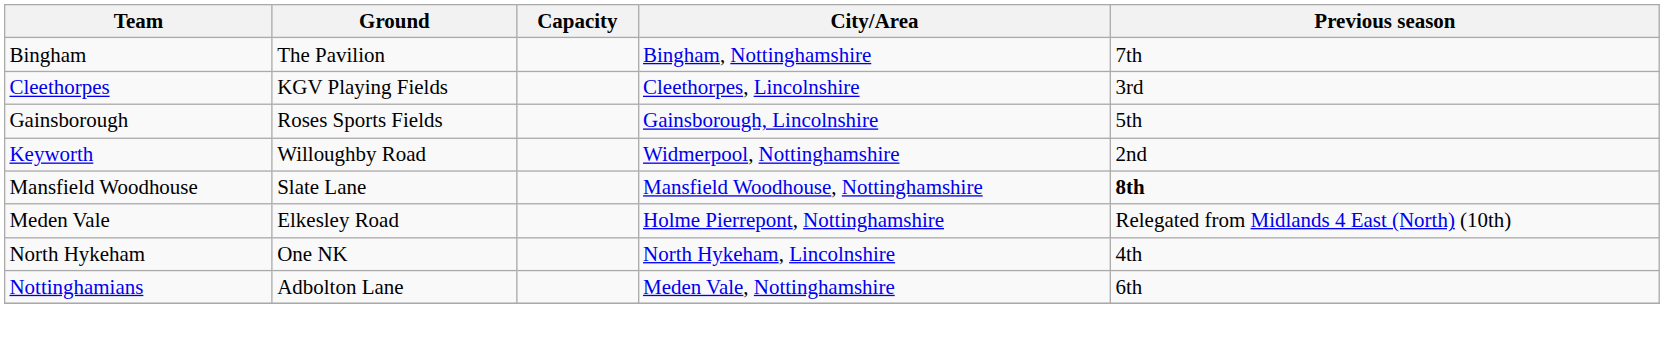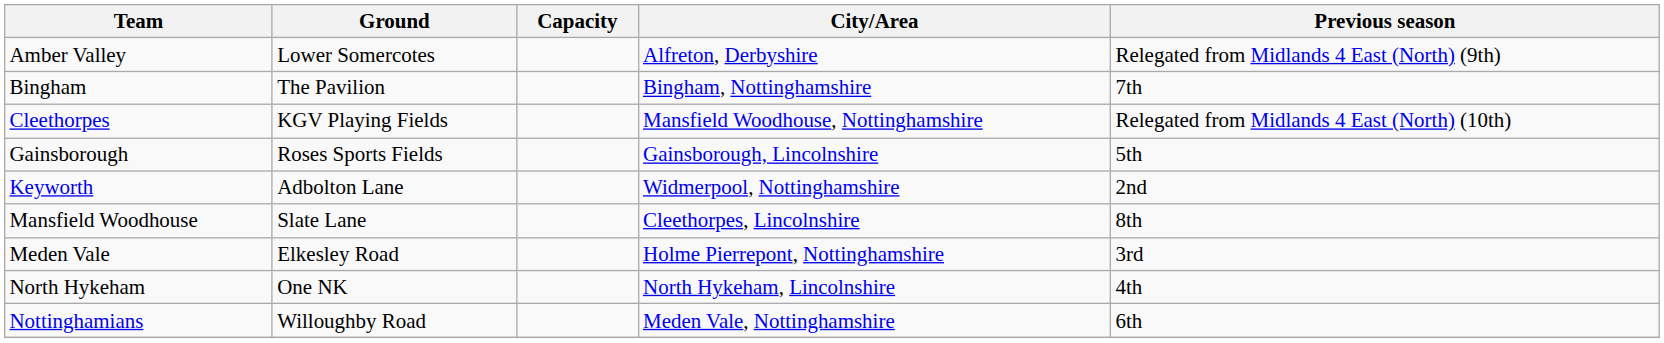+ row: (68, 54)
(751, 87) Cleethorpes, Lincolnshire -> (813, 120) Mansfield Woodhouse, Nottinghamshire
(1129, 87) 3rd -> (1313, 120) Relegated from Midlands 4 East (North) (10th)
(352, 154) Willoughby Road -> (340, 187) Adbolton Lane
(813, 187) Mansfield Woodhouse, Nottinghamshire -> (751, 220) Cleethorpes, Lincolnshire
(1130, 187) bold -> (1129, 220) normal
(1313, 220) Relegated from Midlands 4 East (North) (10th) -> (1129, 253) 3rd
(340, 287) Adbolton Lane -> (352, 320) Willoughby Road
